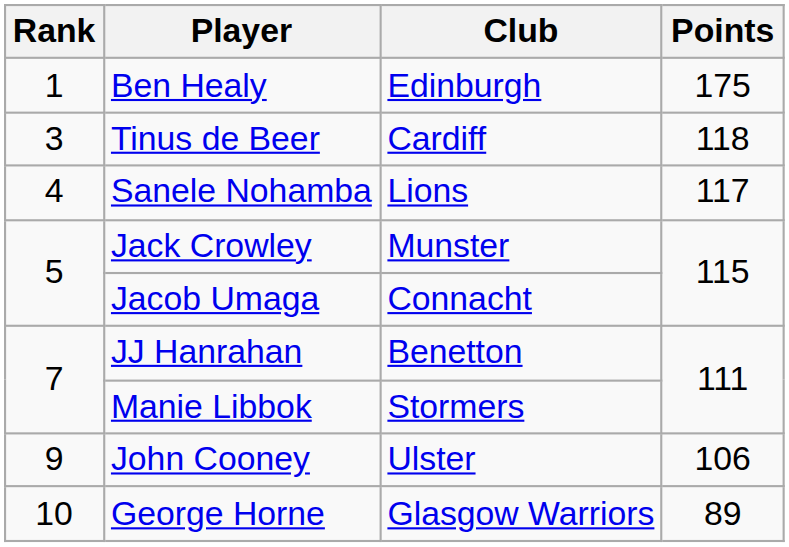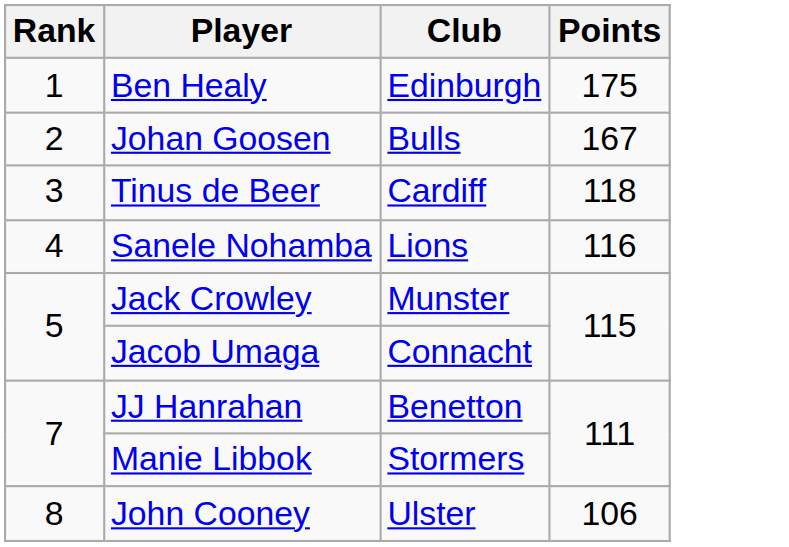+ row: (221, 138)
(723, 191) 117 -> (610, 245) 116
(54, 459) 9 -> (54, 513) 8
- row: (218, 513)
